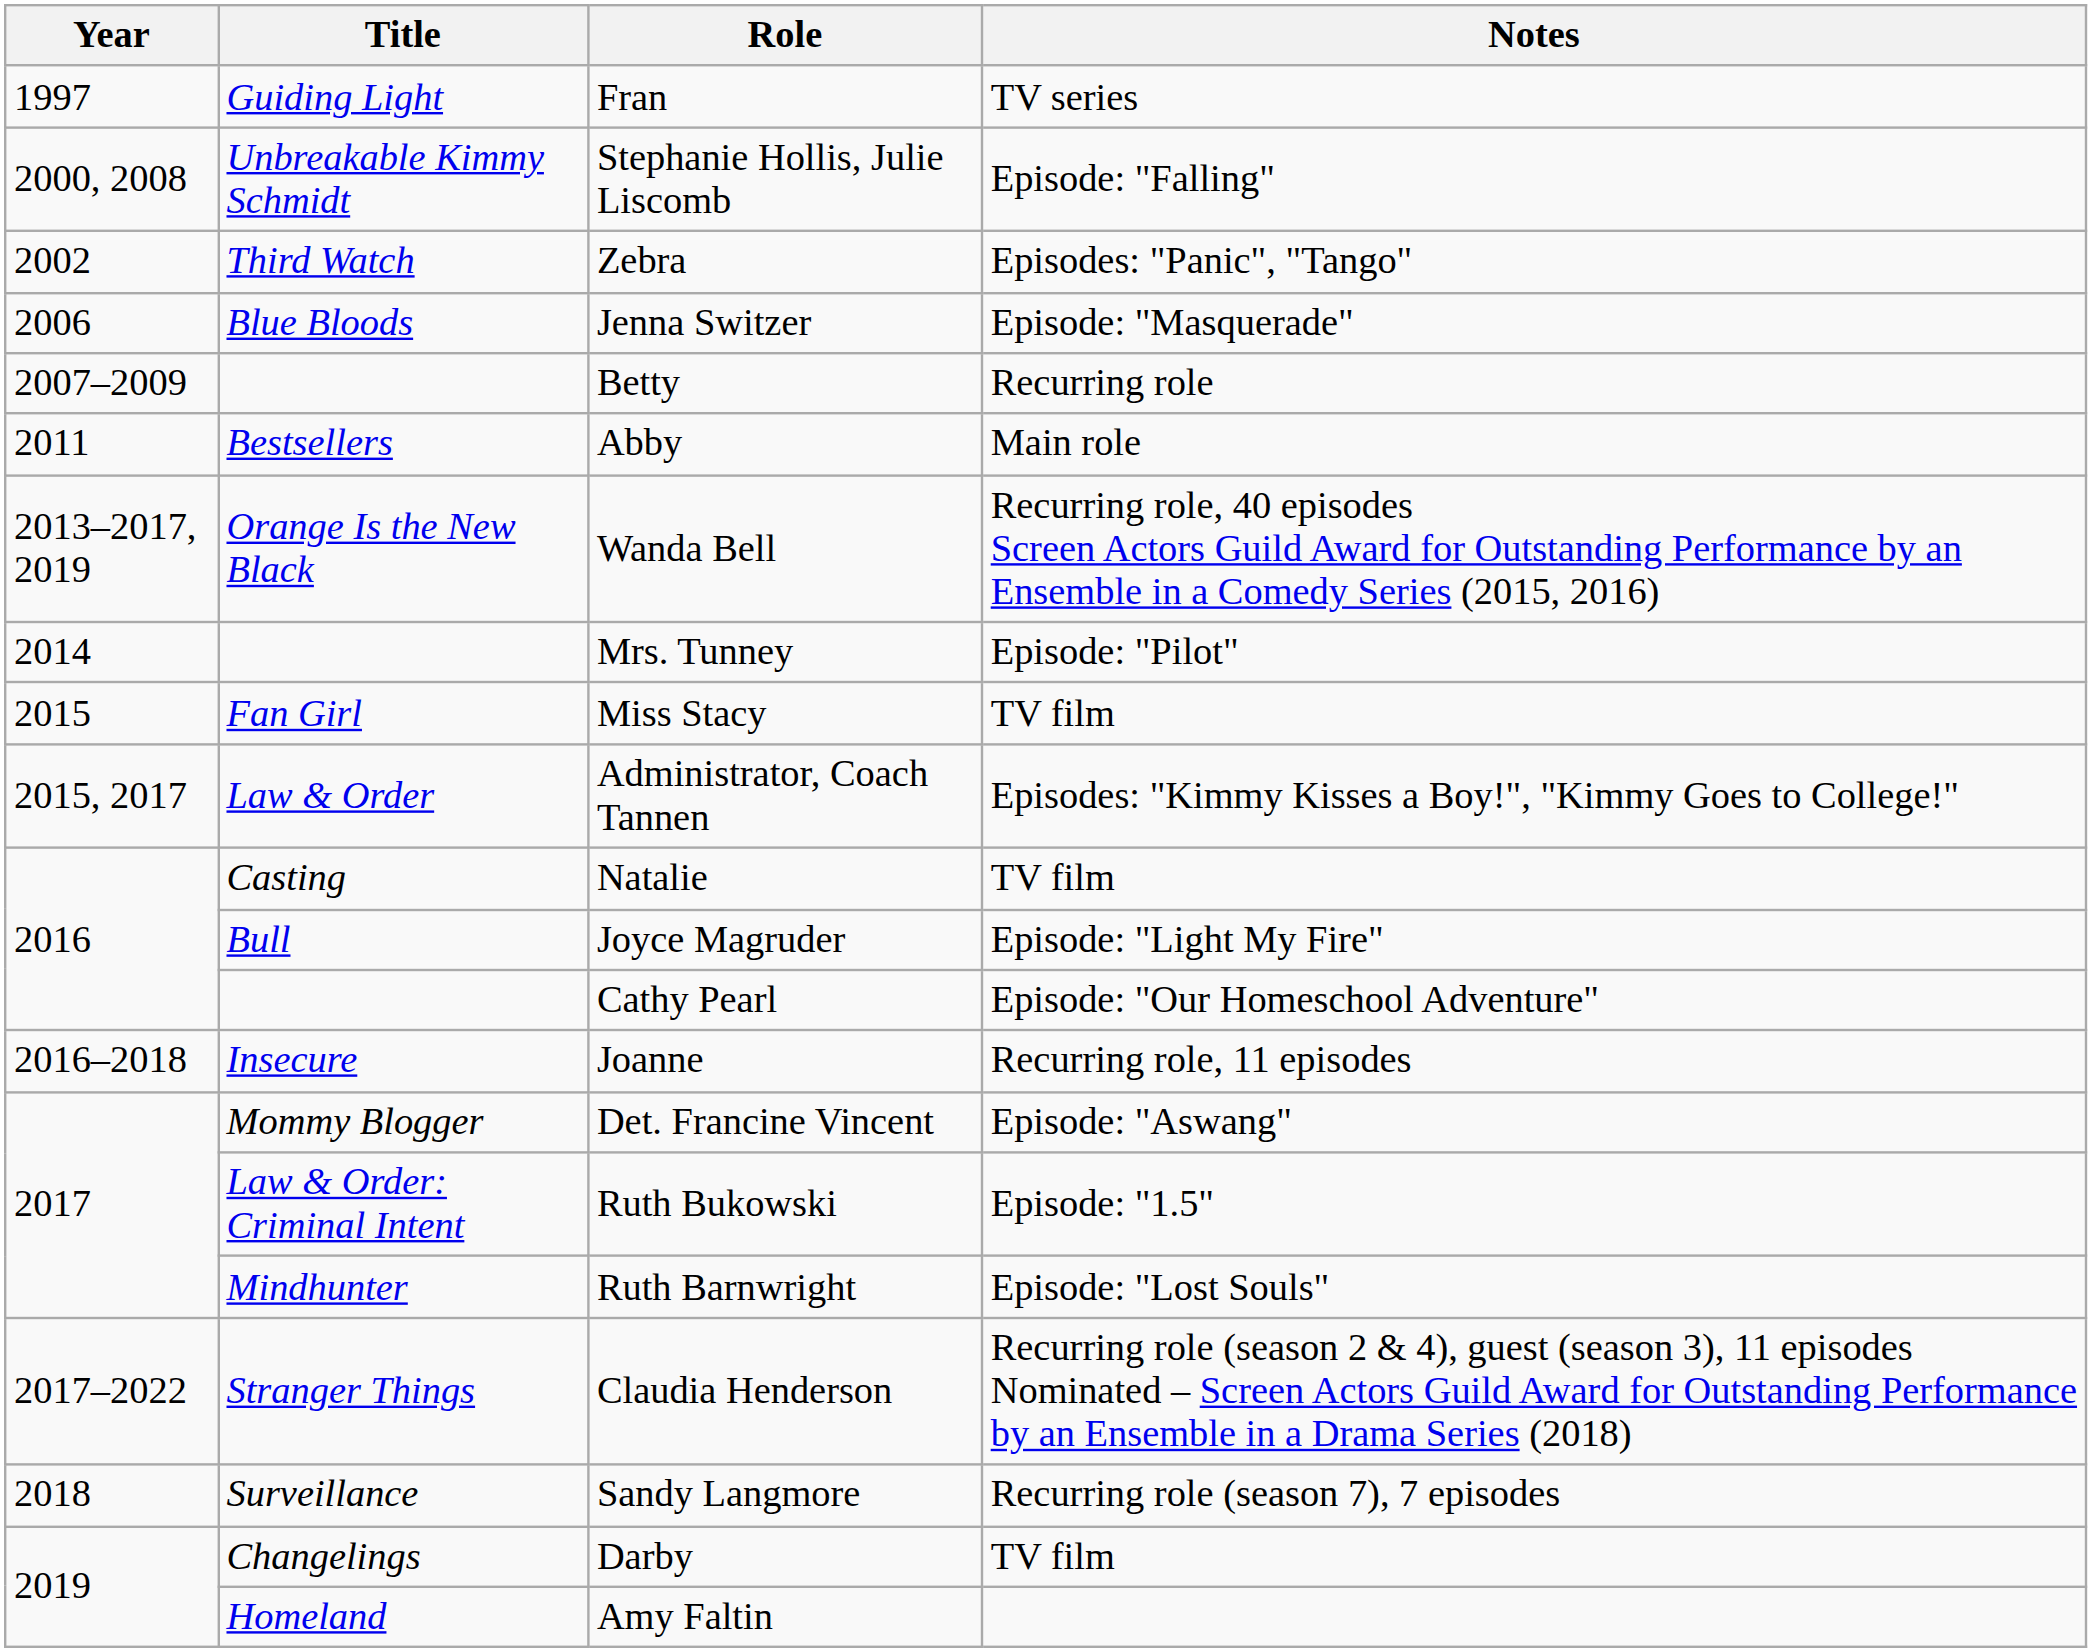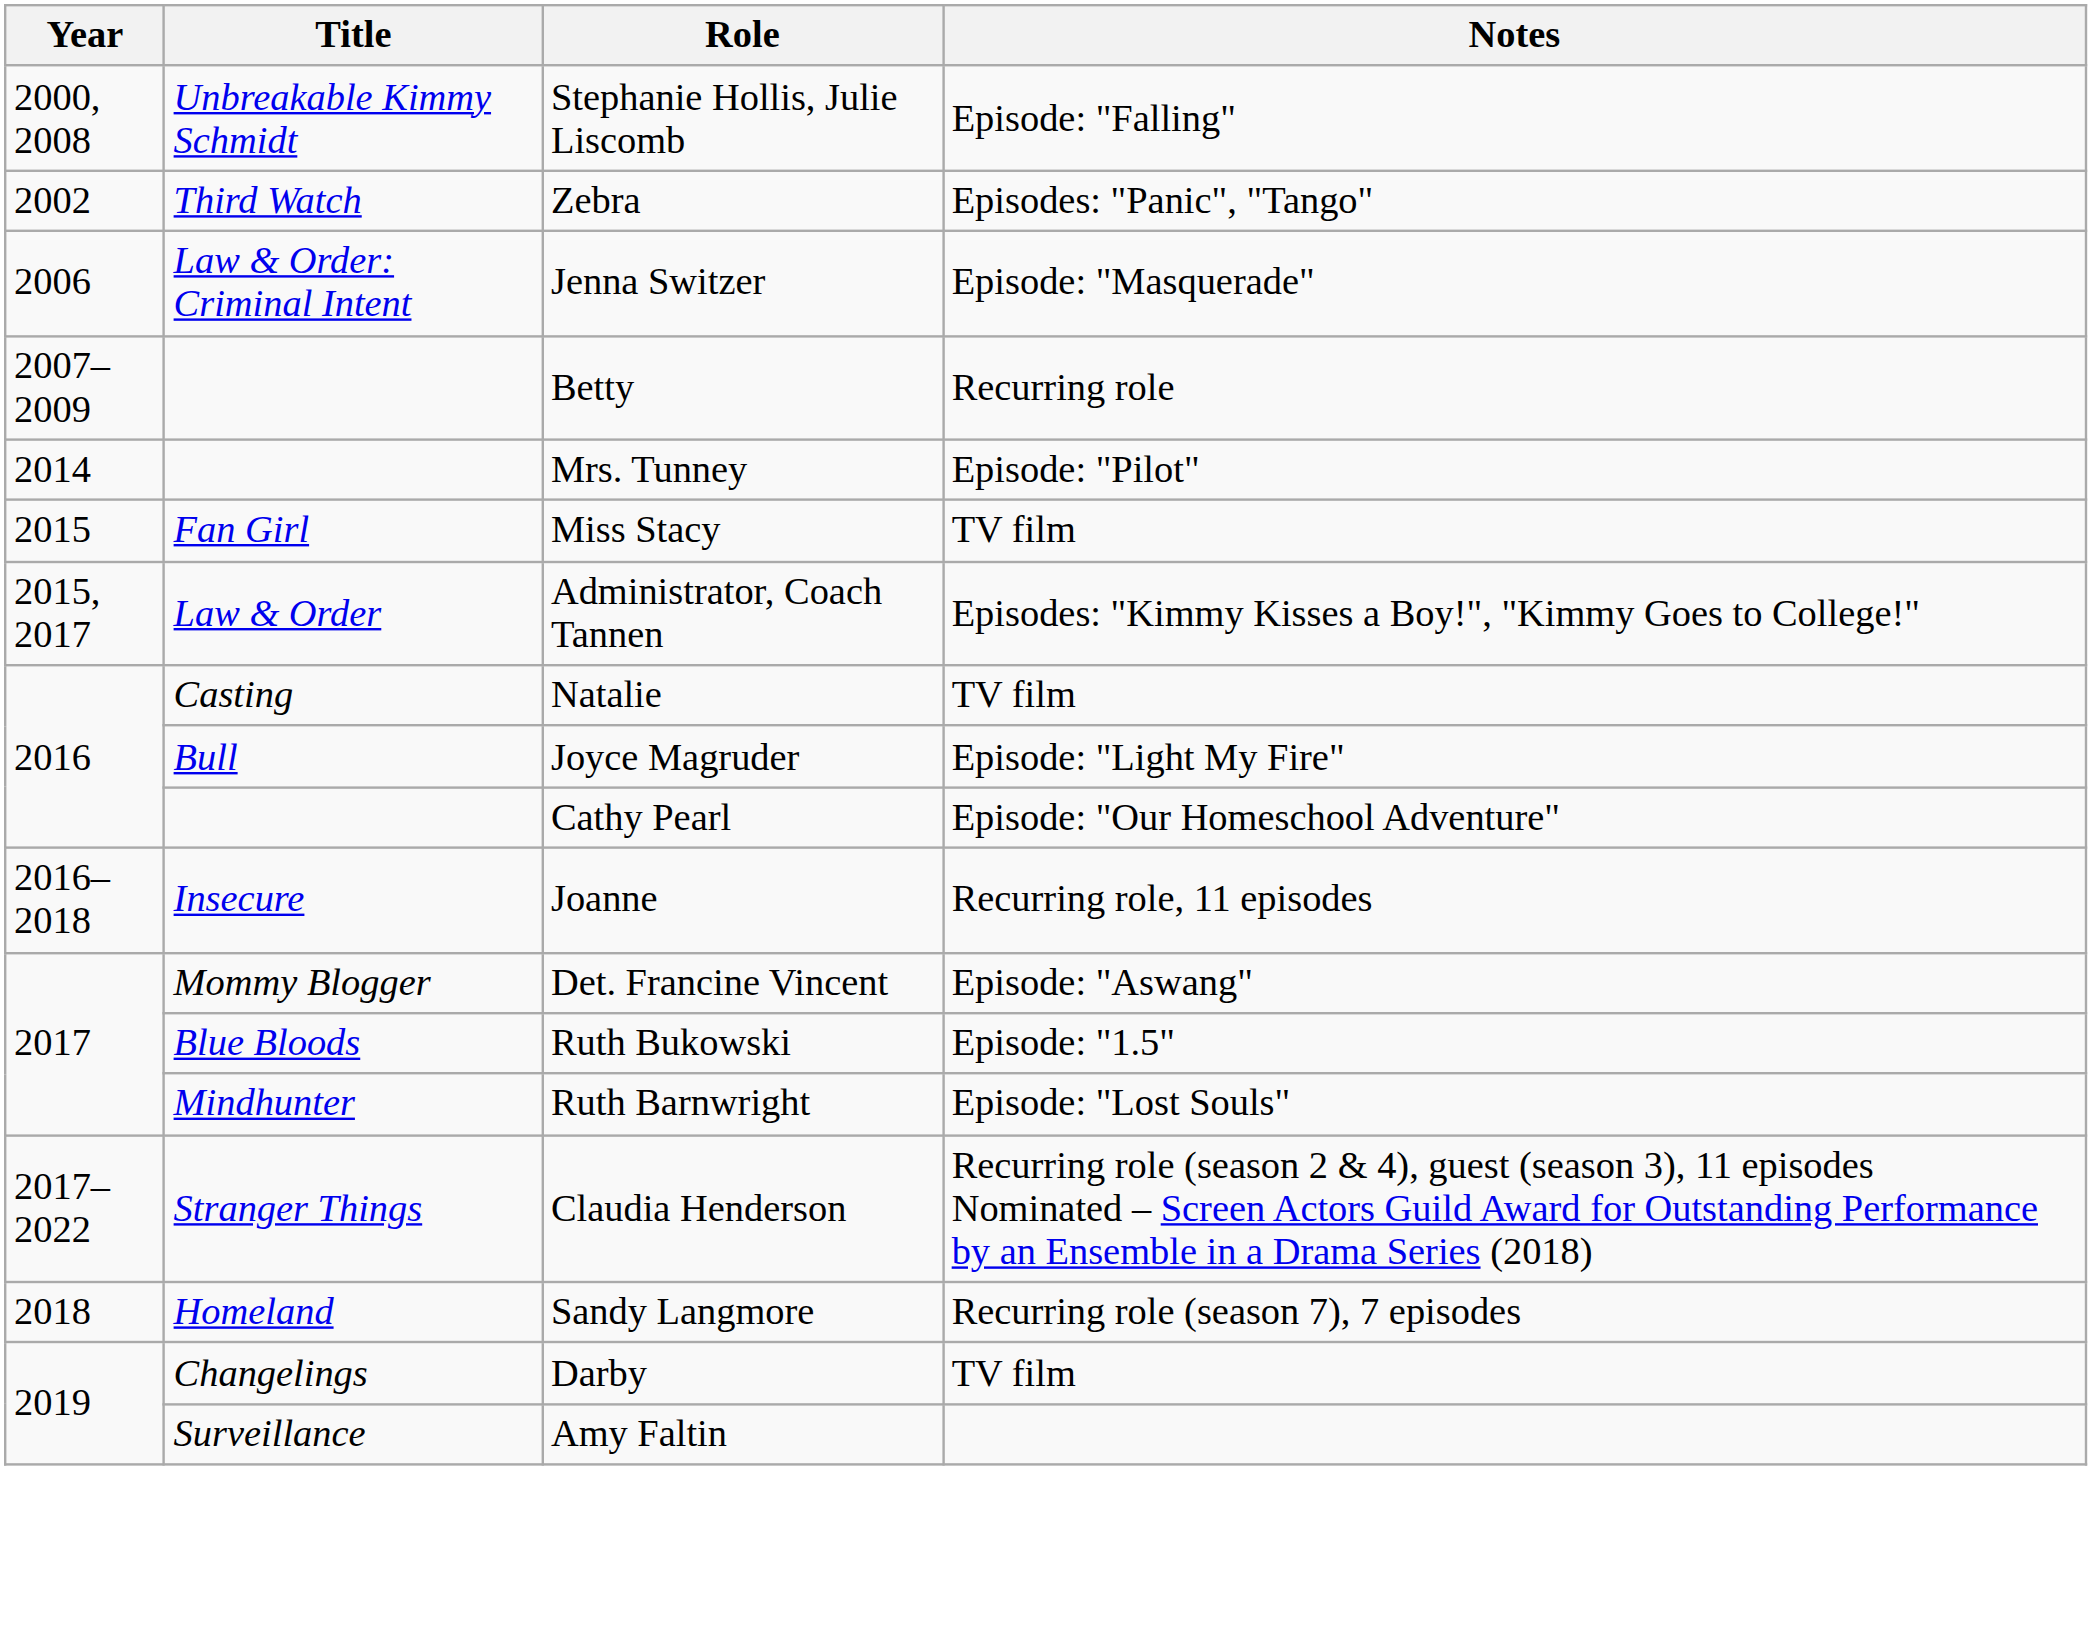- row: (632, 95)
(320, 321) Blue Bloods -> (293, 282) Law & Order: Criminal Intent
- row: (640, 443)
- row: (687, 547)
(345, 1203) Law & Order: Criminal Intent -> (267, 1042) Blue Bloods
(322, 1494) Surveillance -> (254, 1311) Homeland
(306, 1616) Homeland -> (270, 1433) Surveillance
